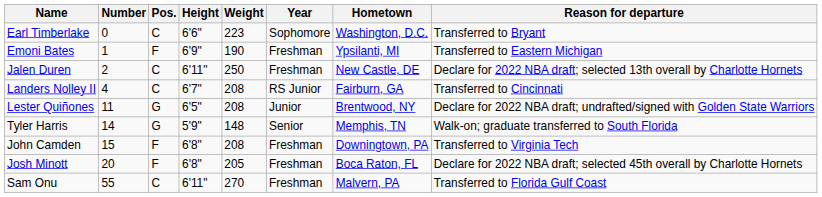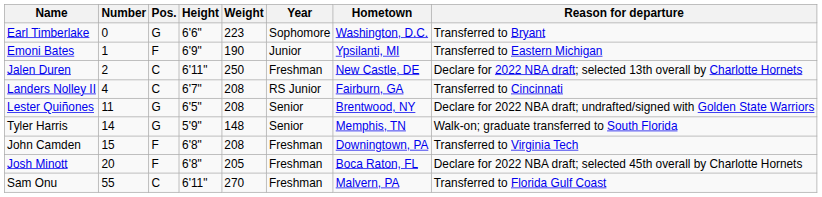(156, 32) C -> (156, 32) G
(296, 51) Freshman -> (285, 51) Junior
(285, 107) Junior -> (286, 107) Senior
